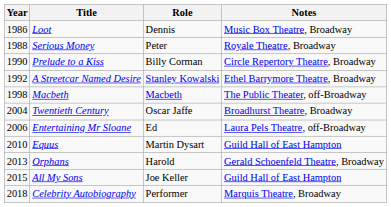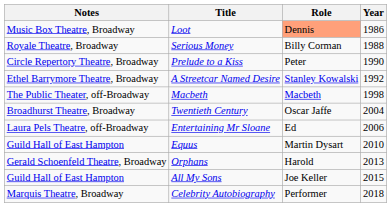columns swapped: (17, 12) <-> (304, 12)
(160, 29) no background -> (299, 29) lightsalmon background
(156, 45) Peter -> (313, 45) Billy Corman
(174, 62) Billy Corman -> (295, 62) Peter
